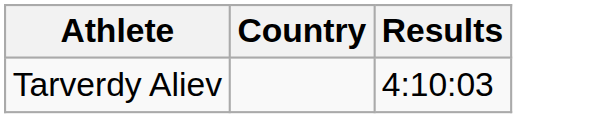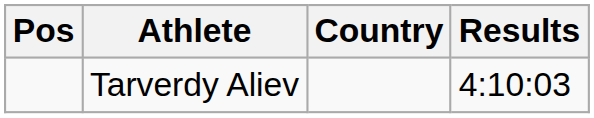+ column: (44, 31)
